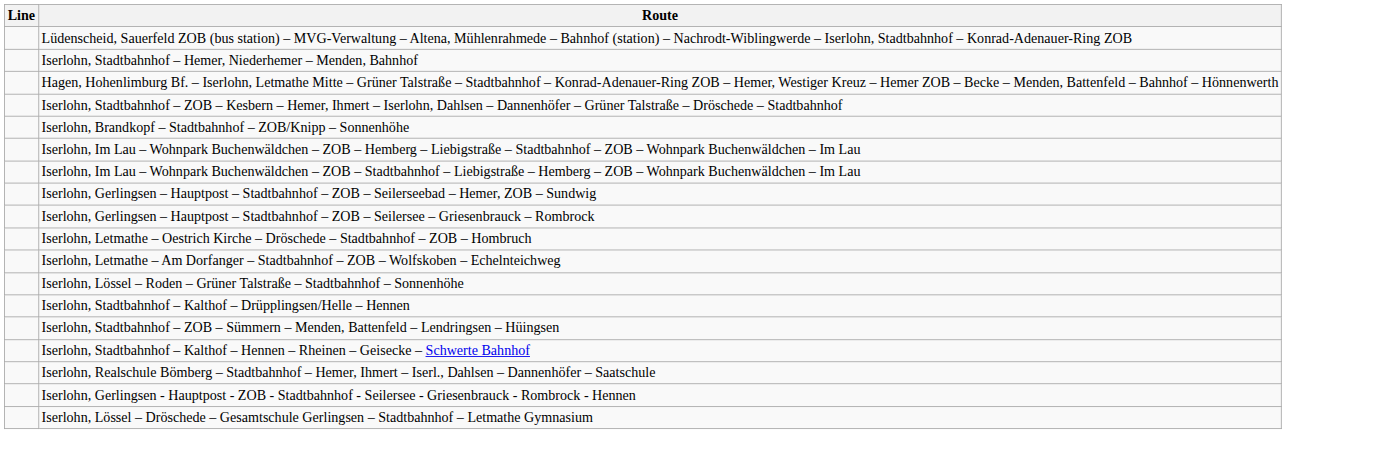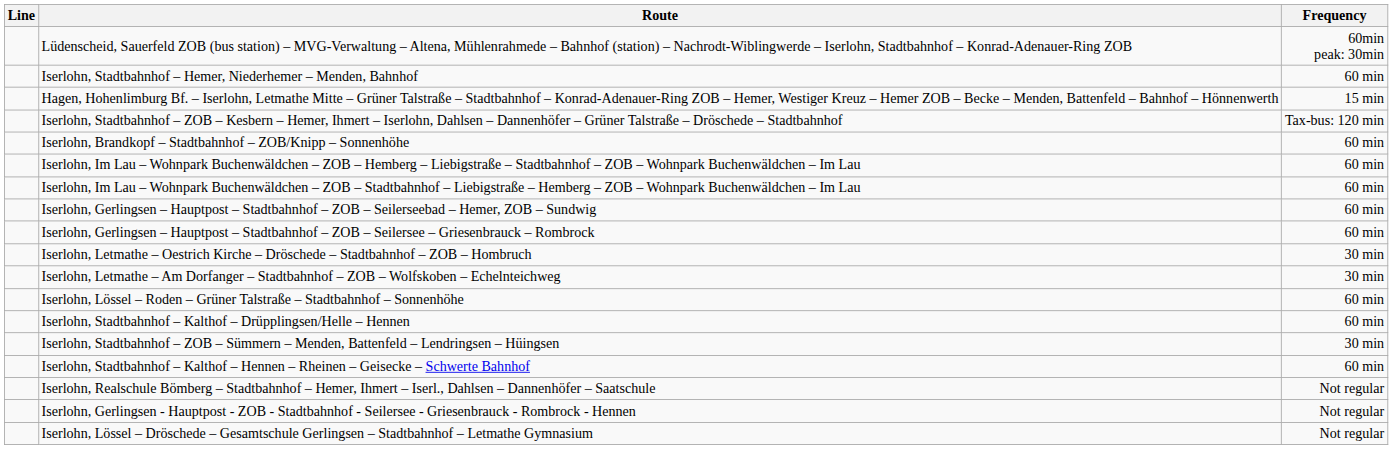+ column: (1335, 15)
